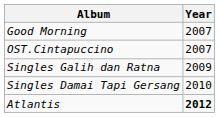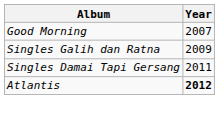- row: (60, 49)
(199, 85) 2010 -> (199, 67) 2011
